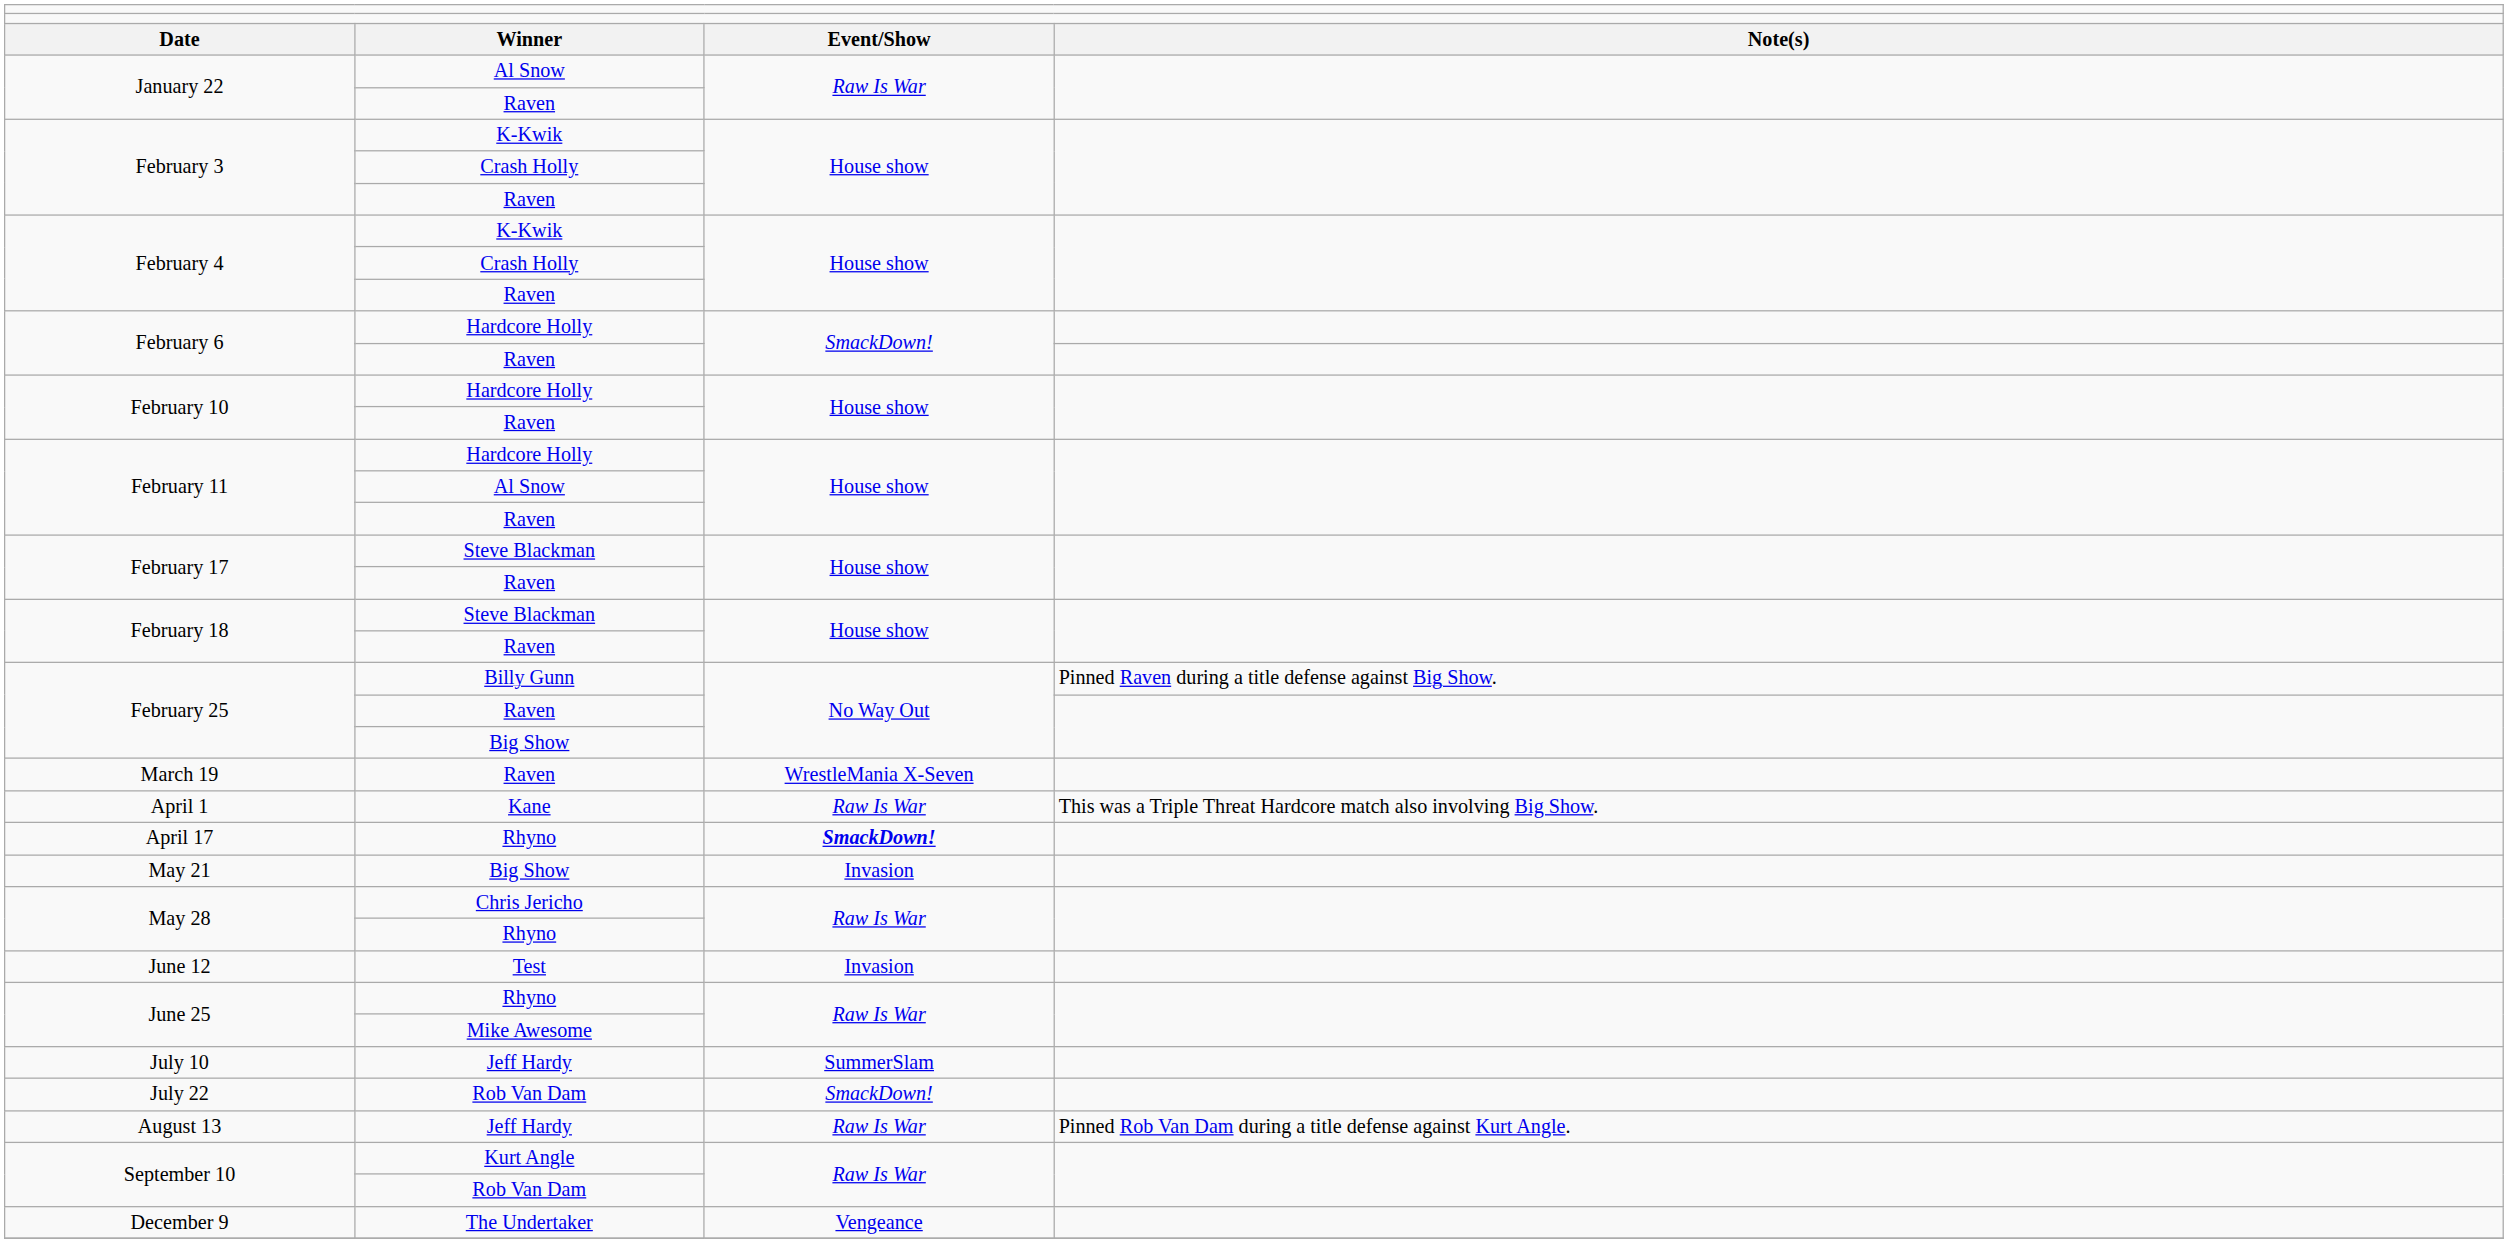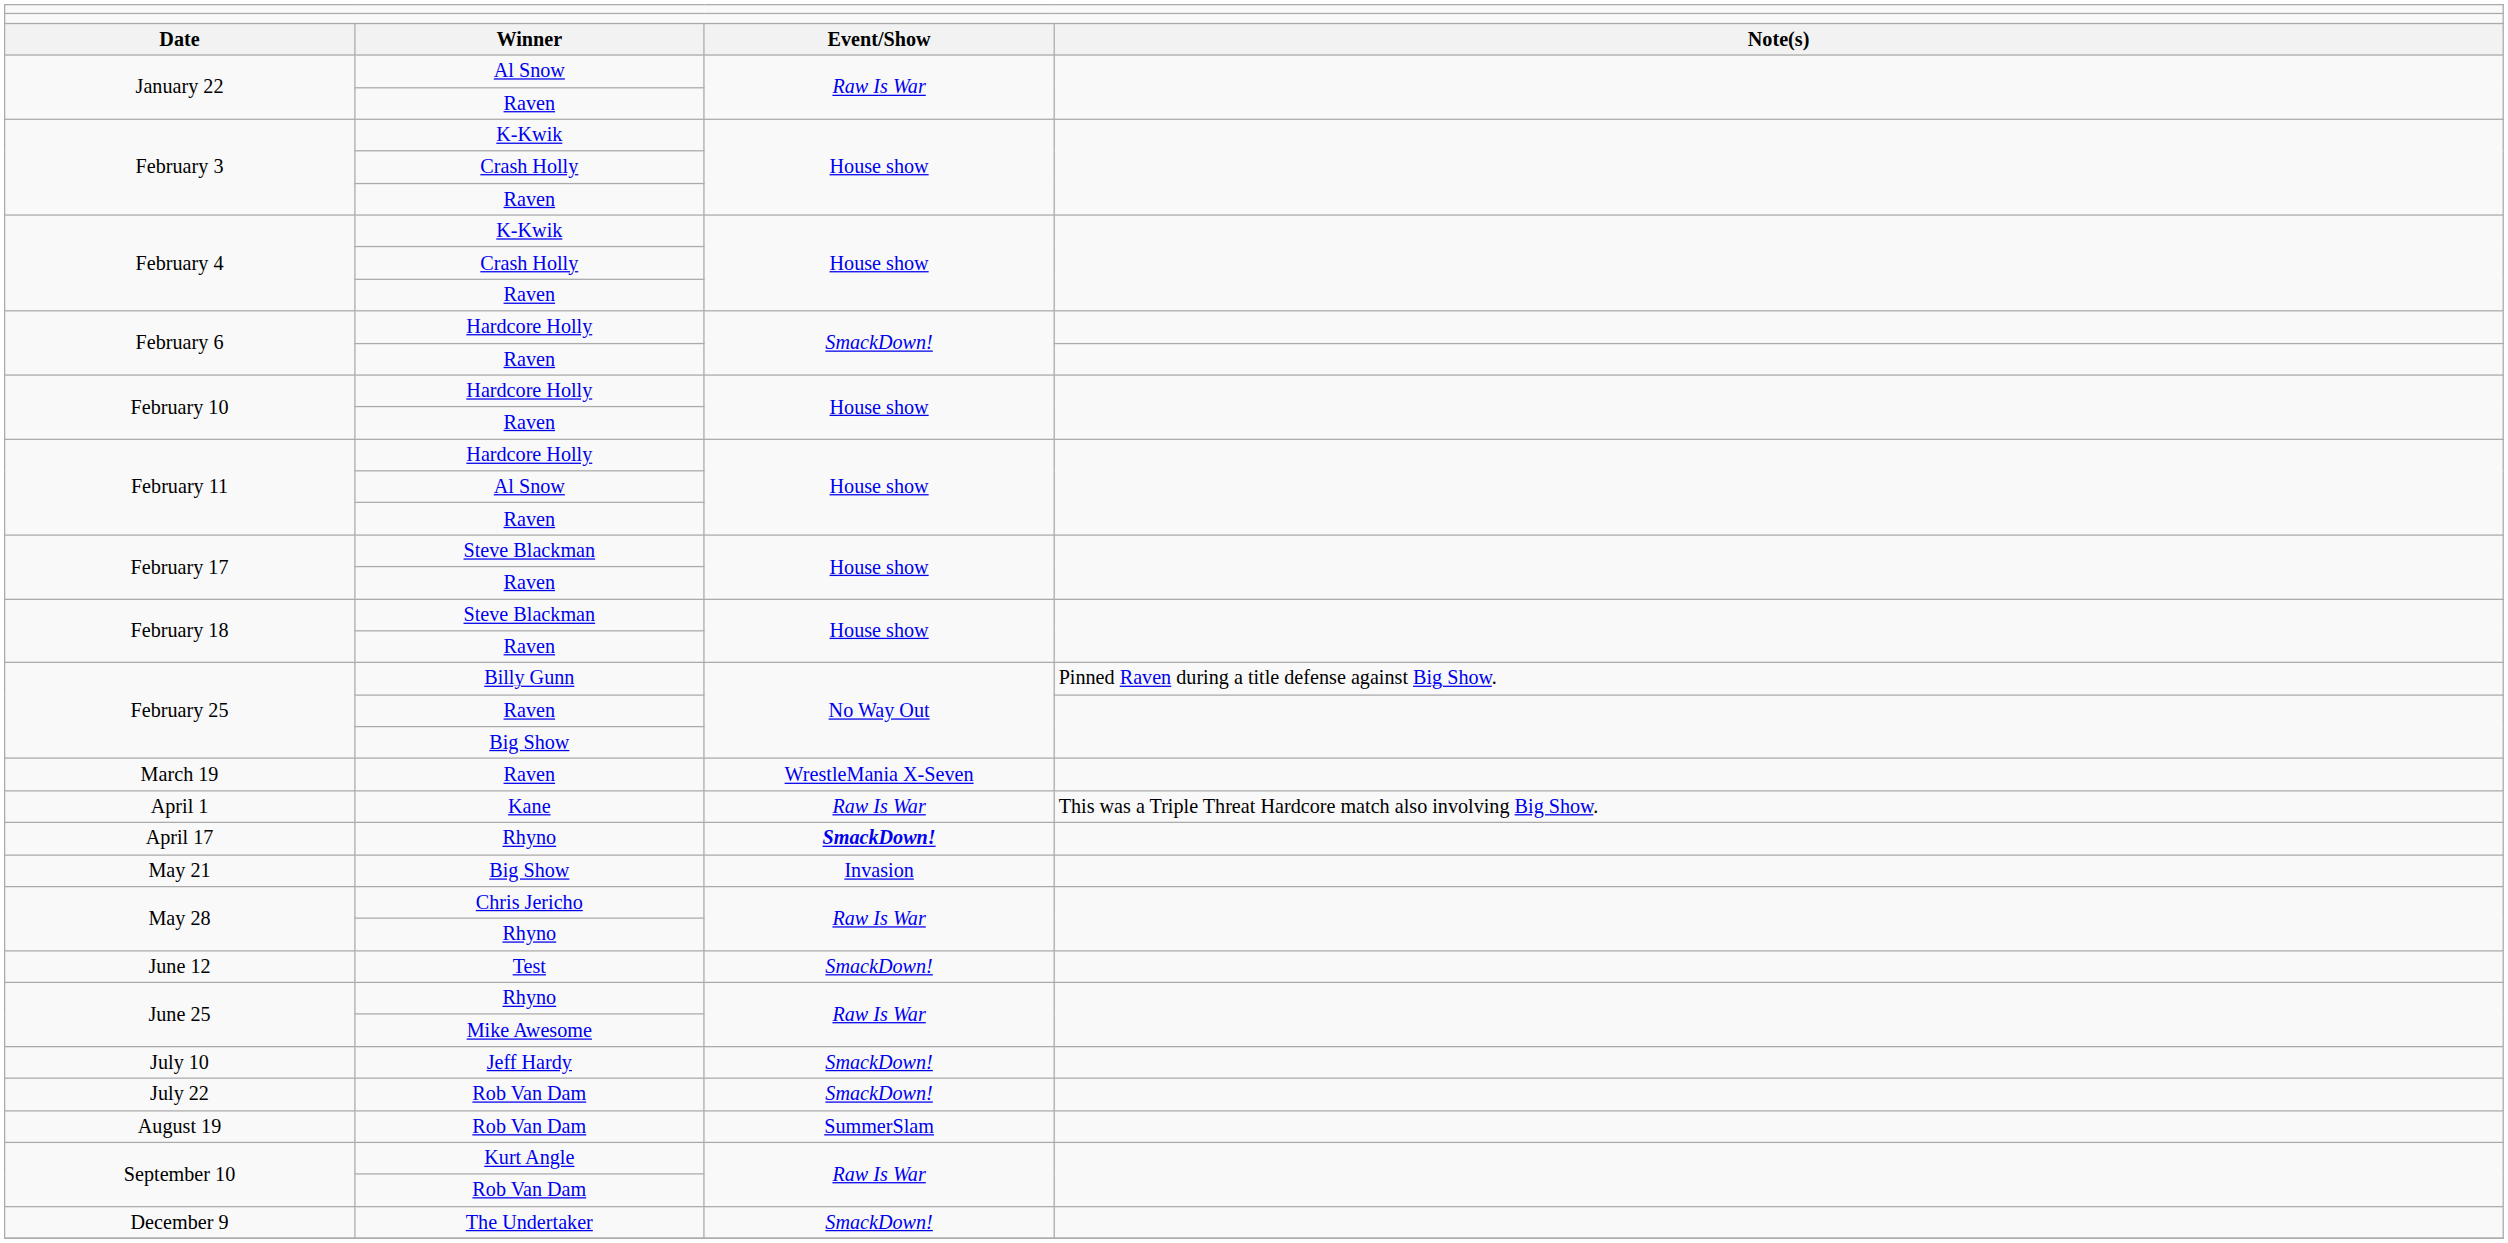(879, 966) Invasion -> (879, 966) SmackDown!
(879, 1062) SummerSlam -> (879, 1062) SmackDown!
- row: (180, 1126)
+ row: (180, 1126)
(879, 1222) Vengeance -> (879, 1222) SmackDown!
